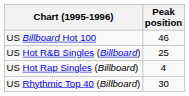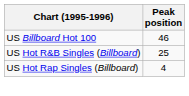- row: (73, 83)
